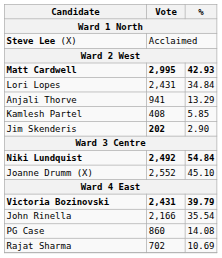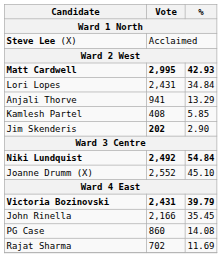(201, 216) 35.54 -> (201, 216) 35.45
(201, 246) 10.69 -> (201, 246) 11.69
